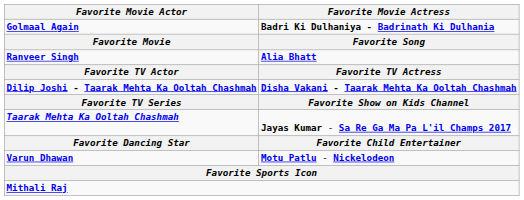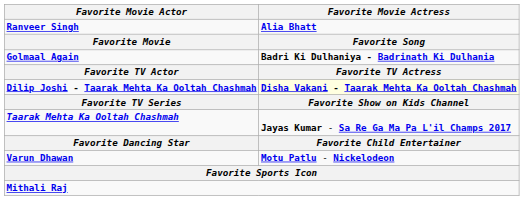rows swapped: (43, 57) <-> (43, 27)
(389, 87) no background -> (389, 87) lightyellow background
